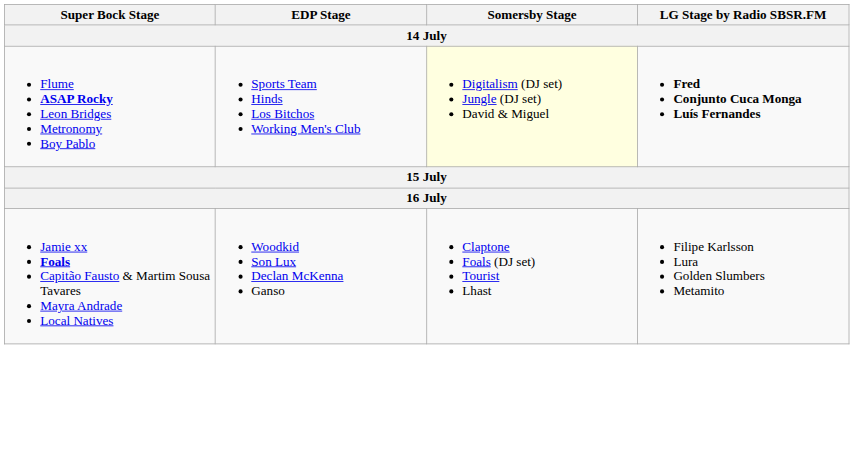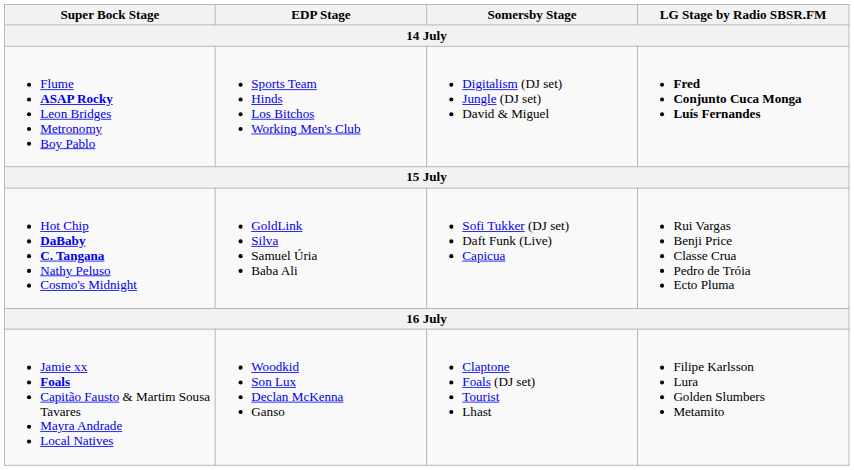(532, 99) lightyellow background -> (532, 99) no background
+ row: (110, 255)
